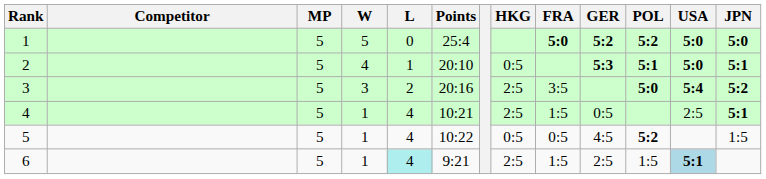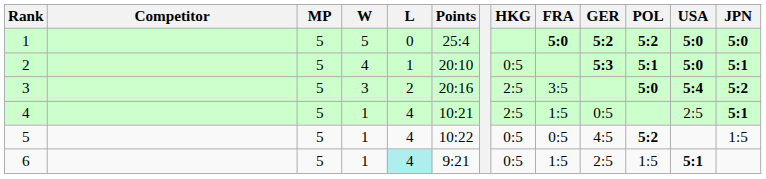(513, 161) 2:5 -> (513, 161) 0:5
(693, 161) lightblue background -> (693, 161) no background
